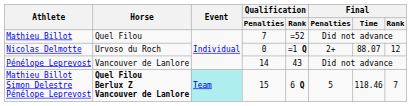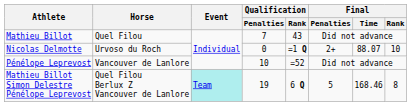(297, 36) =52 -> (297, 36) 43
(396, 49) 12 -> (396, 49) 10
(264, 62) 14 -> (264, 62) 10
(297, 62) 43 -> (297, 62) =52
(142, 85) bold -> (142, 85) normal
(264, 85) 15 -> (264, 85) 19
(369, 85) 118.46 -> (369, 85) 168.46
(396, 85) 7 -> (396, 85) 8
